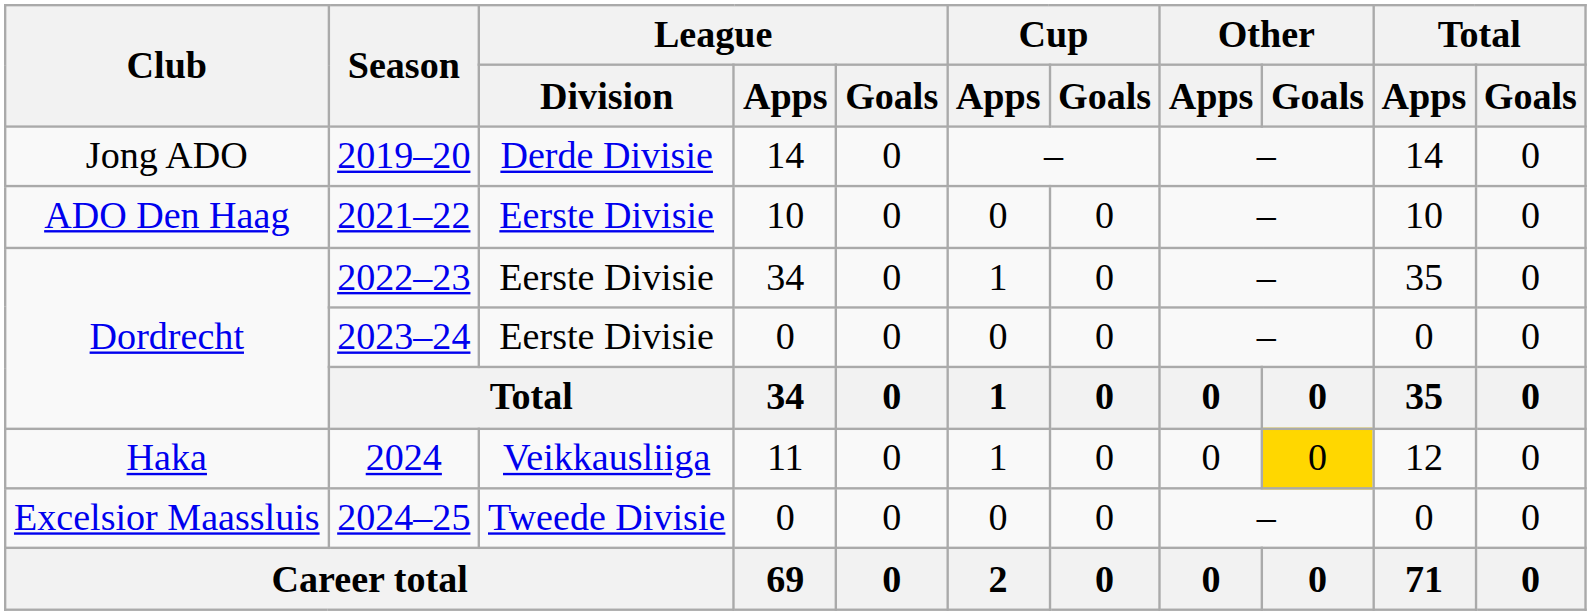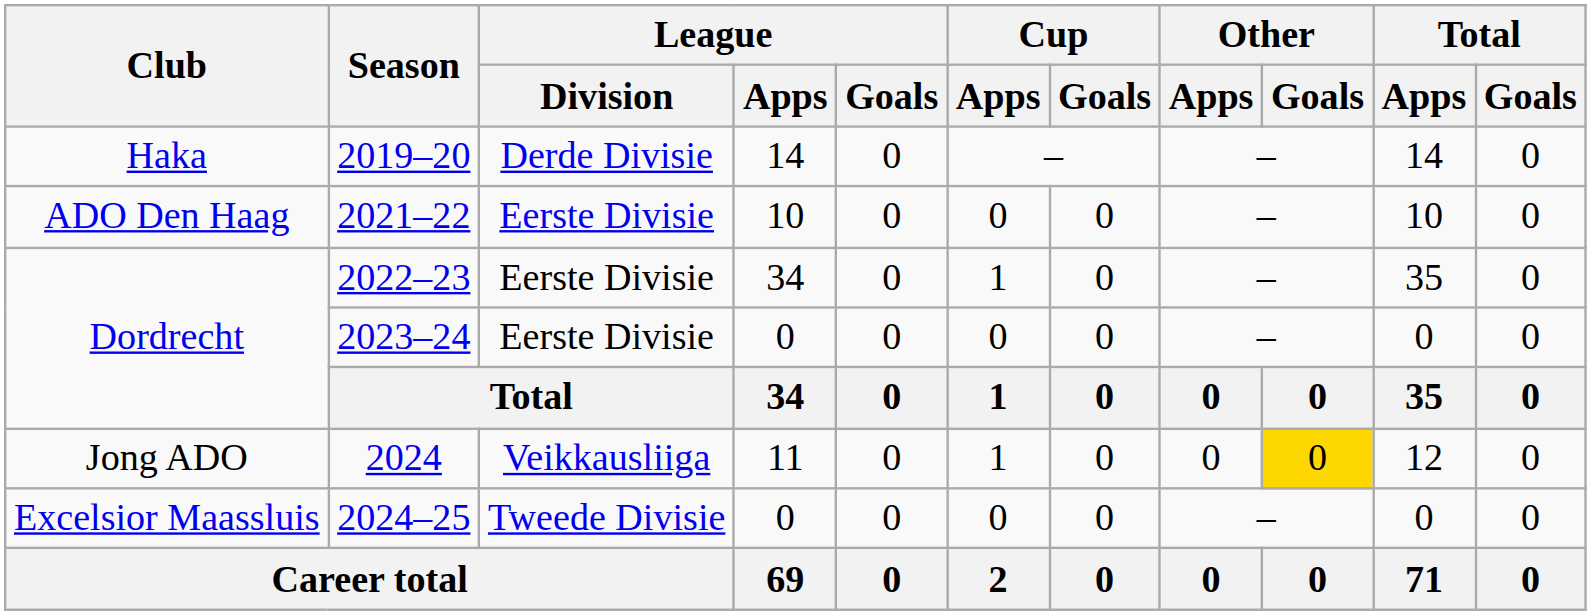(167, 155) Jong ADO -> (167, 155) Haka
(167, 457) Haka -> (167, 457) Jong ADO
